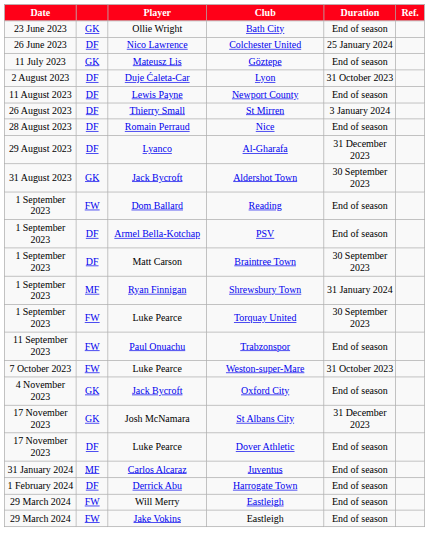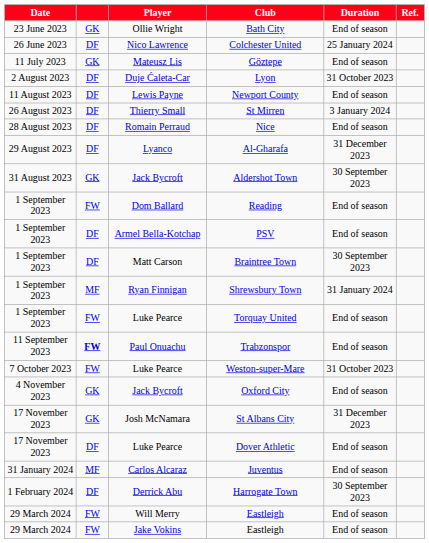(360, 318) 30 September 2023 -> (360, 318) End of season
(92, 346) normal -> (92, 346) bold
(360, 486) End of season -> (360, 492) 30 September 2023
